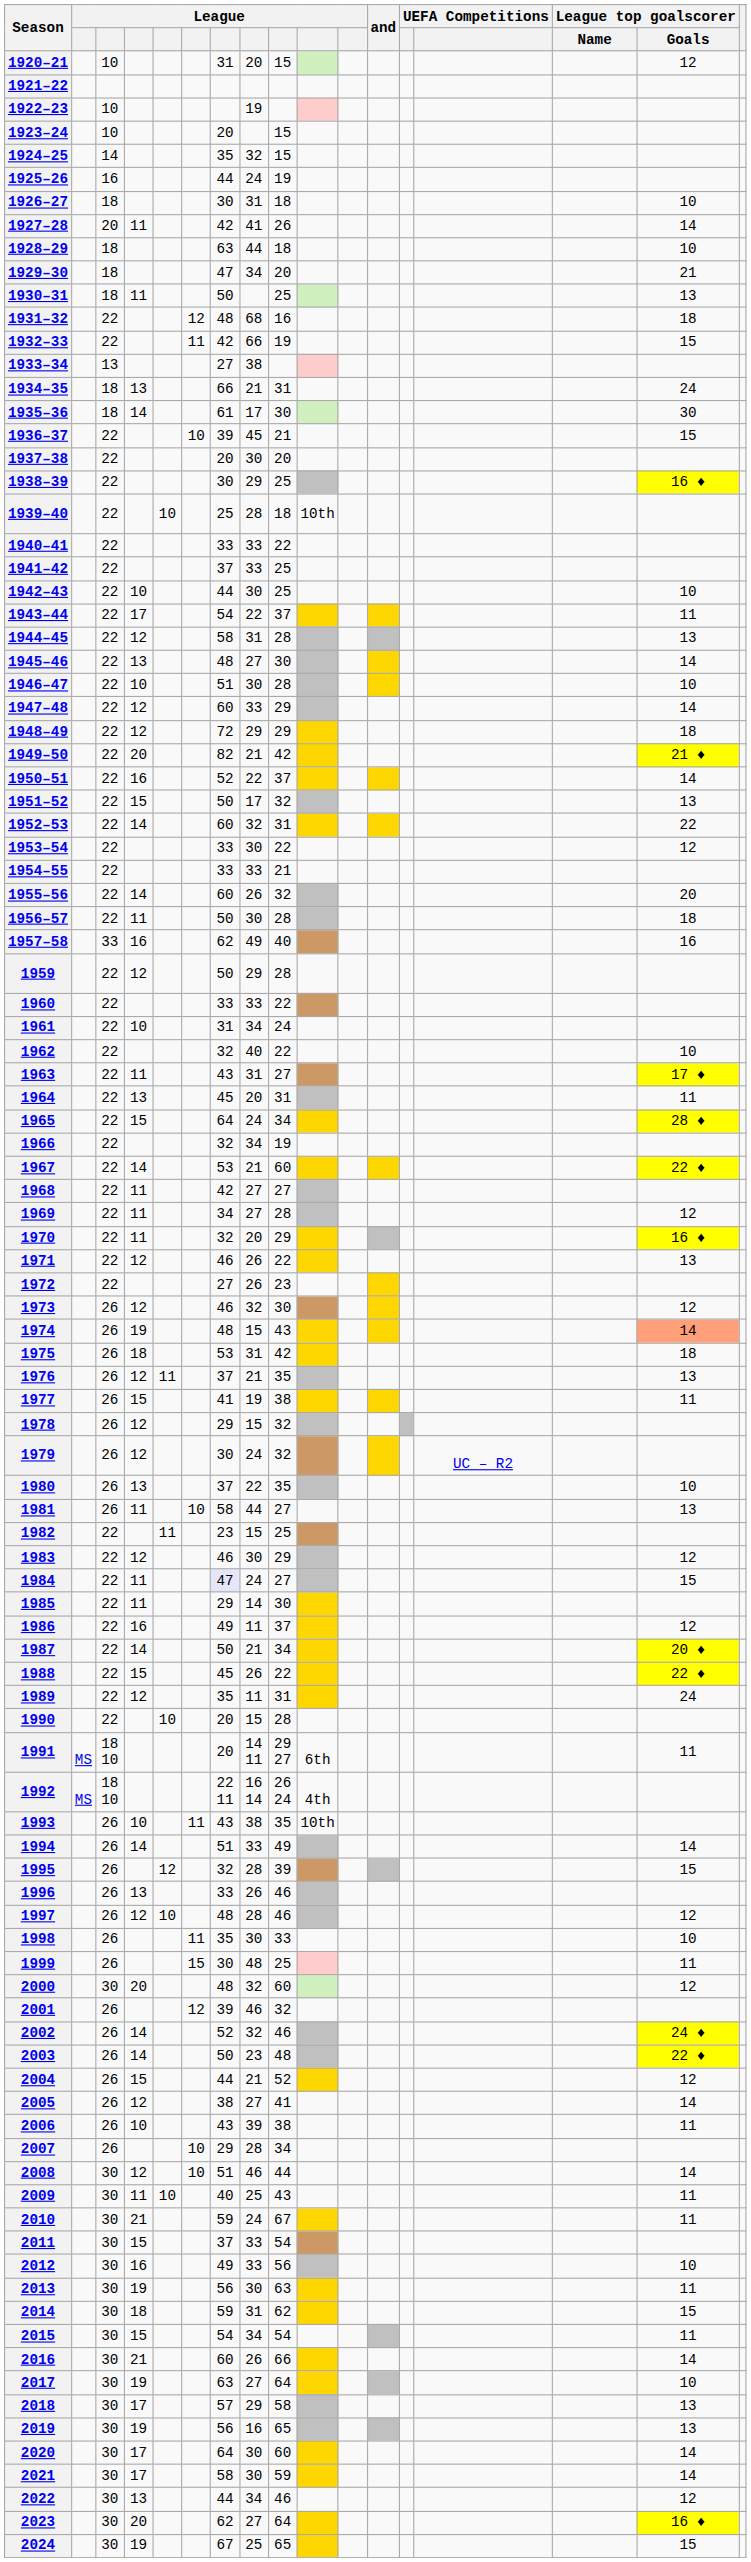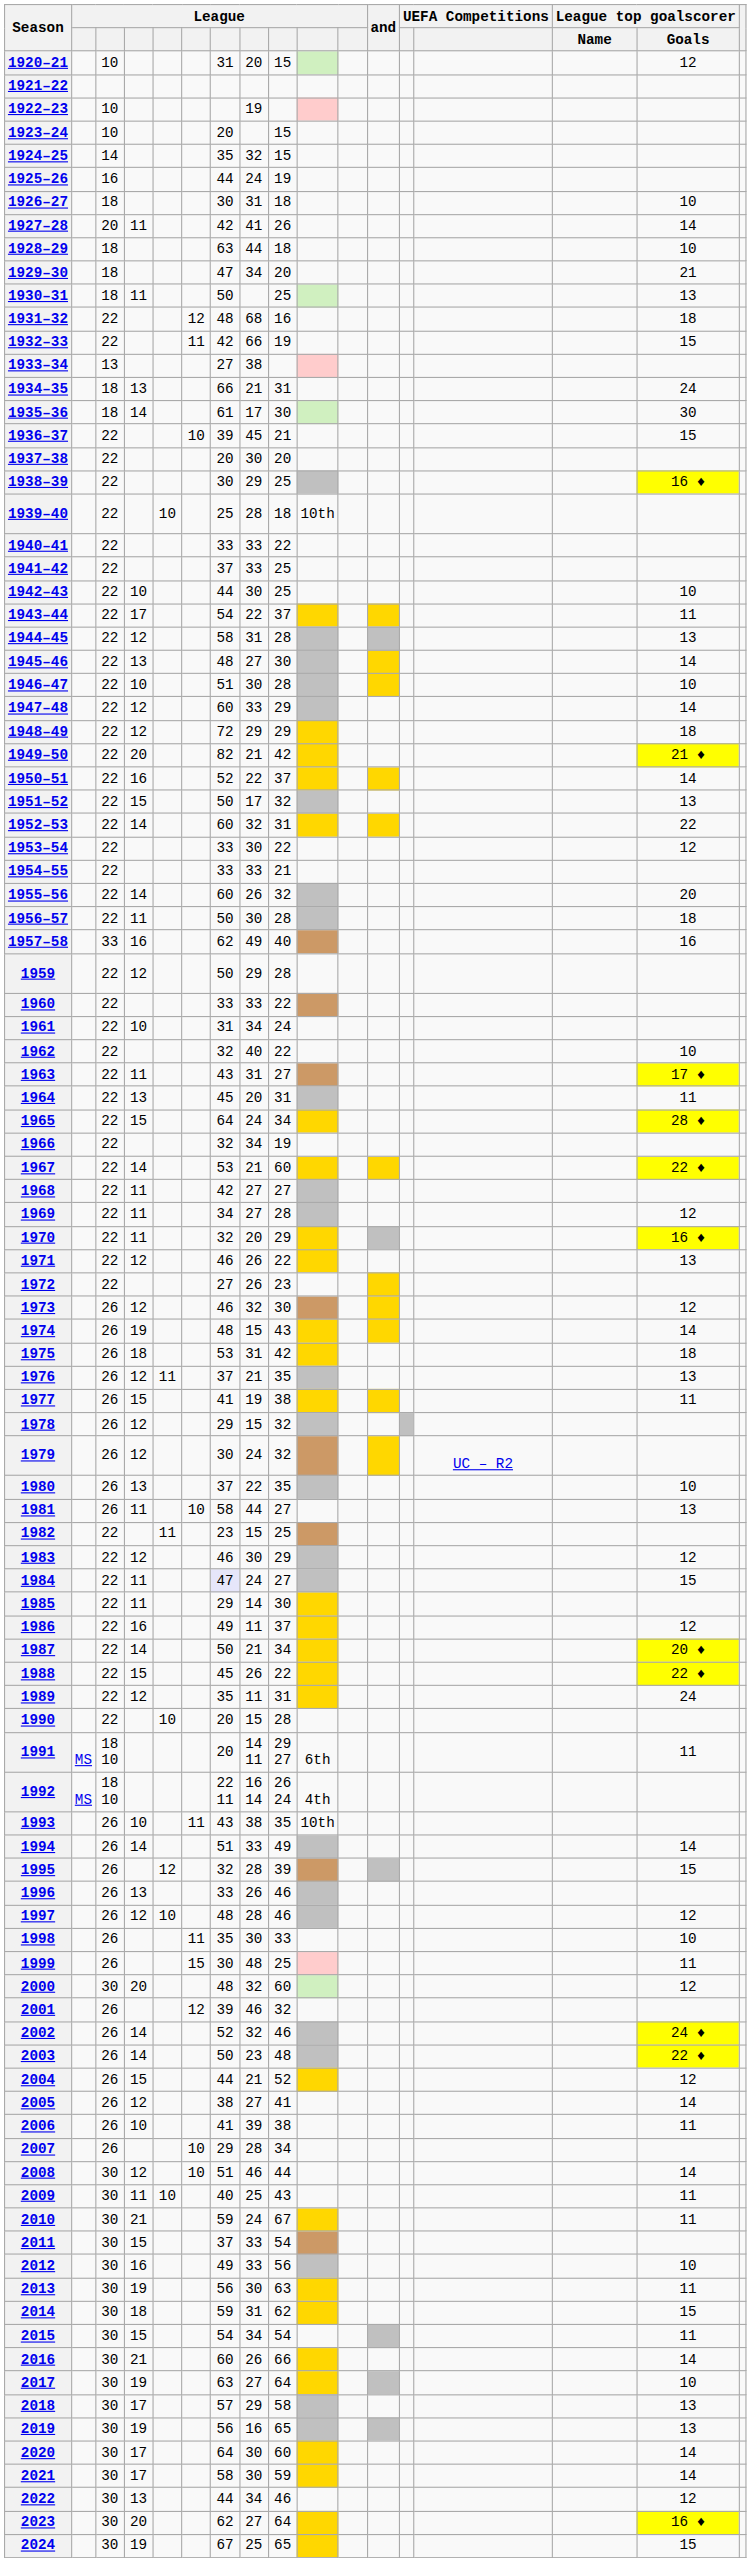(688, 1331) lightsalmon background -> (688, 1331) no background
(225, 2126) 43 -> (225, 2126) 41
